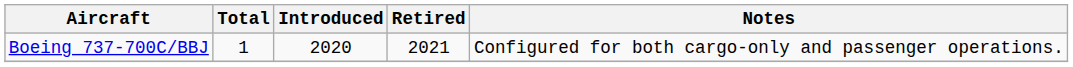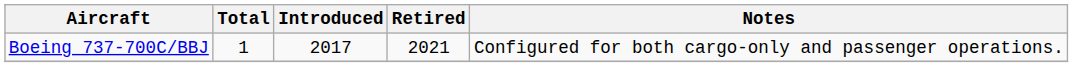(331, 48) 2020 -> (331, 48) 2017
